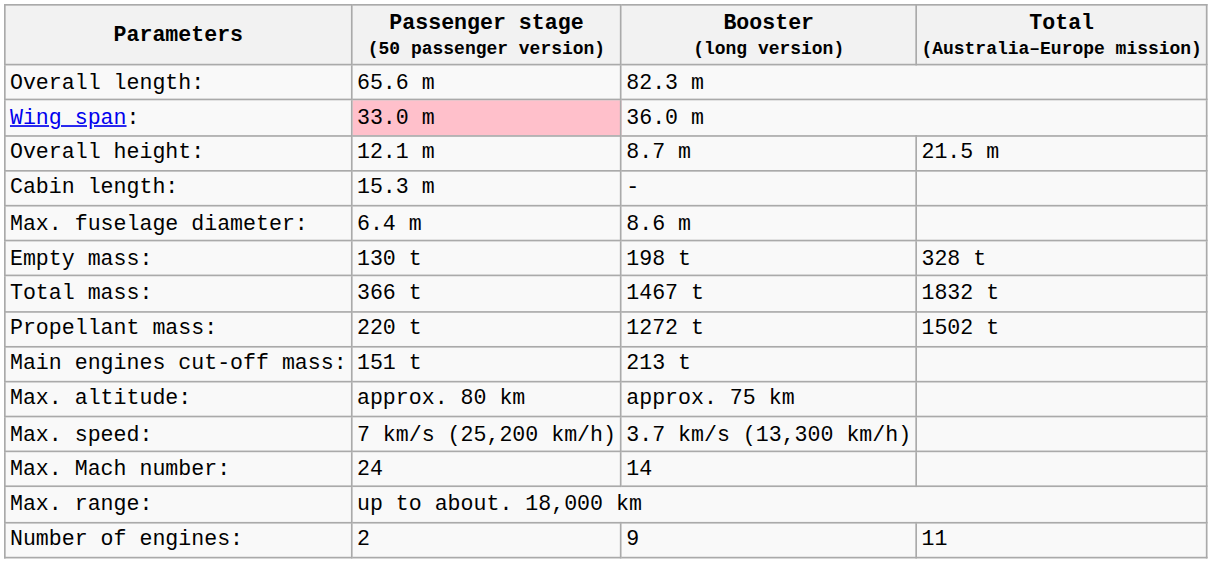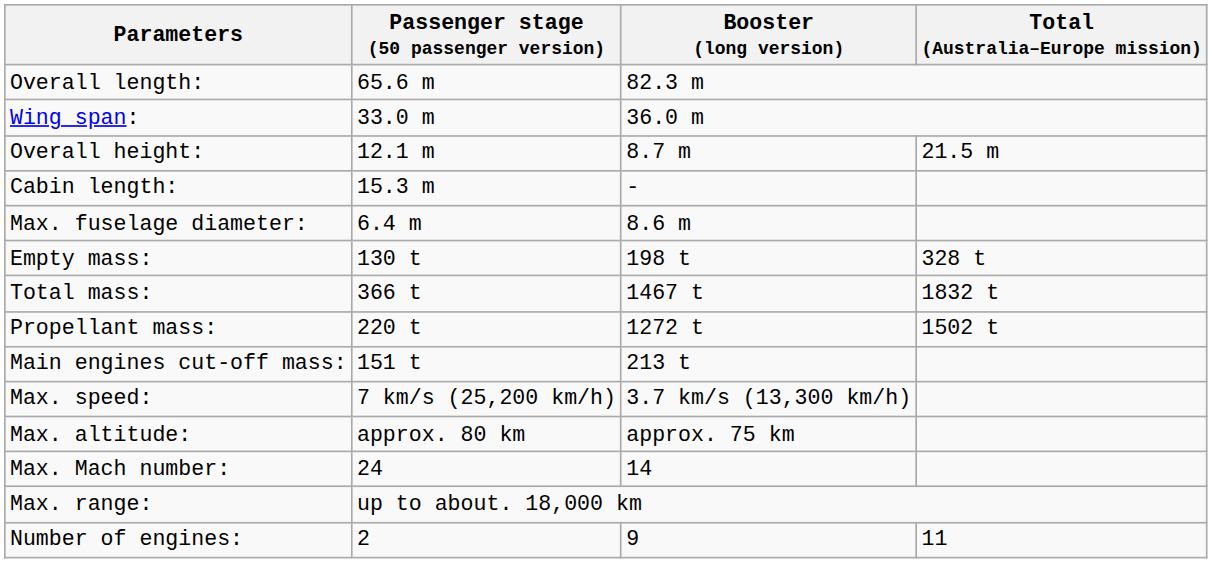(396, 118) pink background -> (396, 118) no background
rows swapped: (101, 399) <-> (81, 434)
